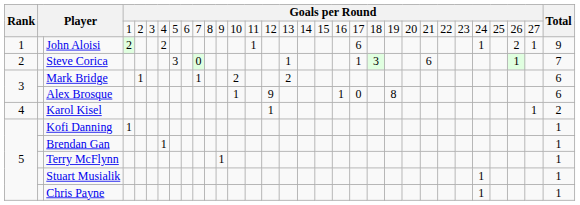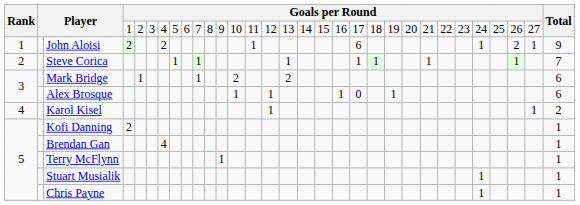(175, 62) 3 -> (175, 62) 1
(198, 62) 0 -> (198, 62) 1
(376, 62) 3 -> (376, 62) 1
(429, 62) 6 -> (429, 62) 1
(271, 94) 9 -> (271, 94) 1
(394, 94) 8 -> (394, 94) 1
(129, 127) 1 -> (129, 127) 2
(164, 143) 1 -> (164, 143) 4
